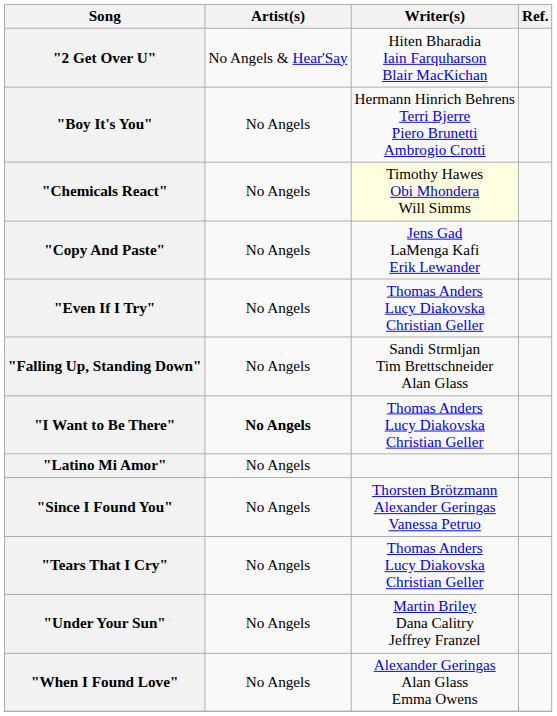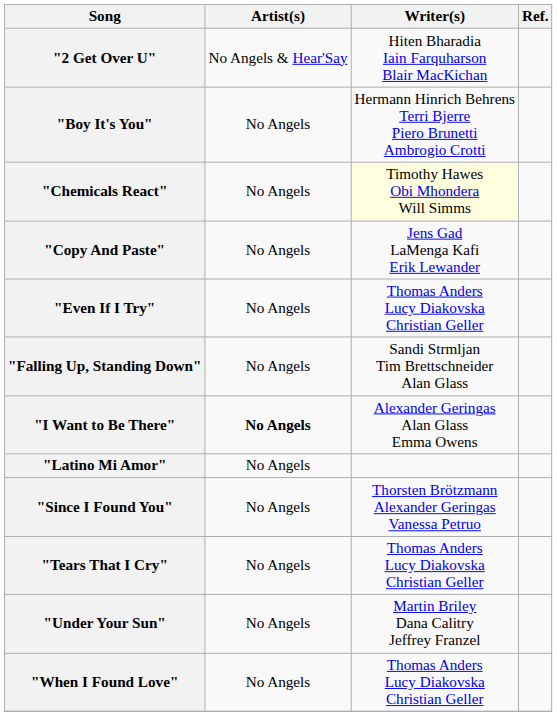(435, 424) Thomas Anders Lucy Diakovska Christian Geller -> (435, 424) Alexander Geringas Alan Glass Emma Owens
(435, 682) Alexander Geringas Alan Glass Emma Owens -> (435, 682) Thomas Anders Lucy Diakovska Christian Geller
